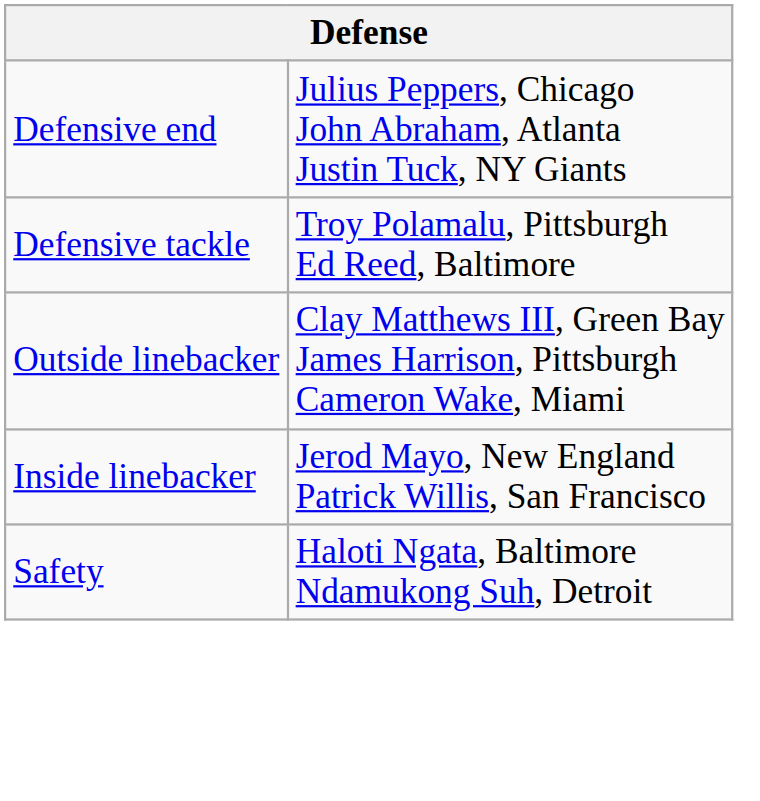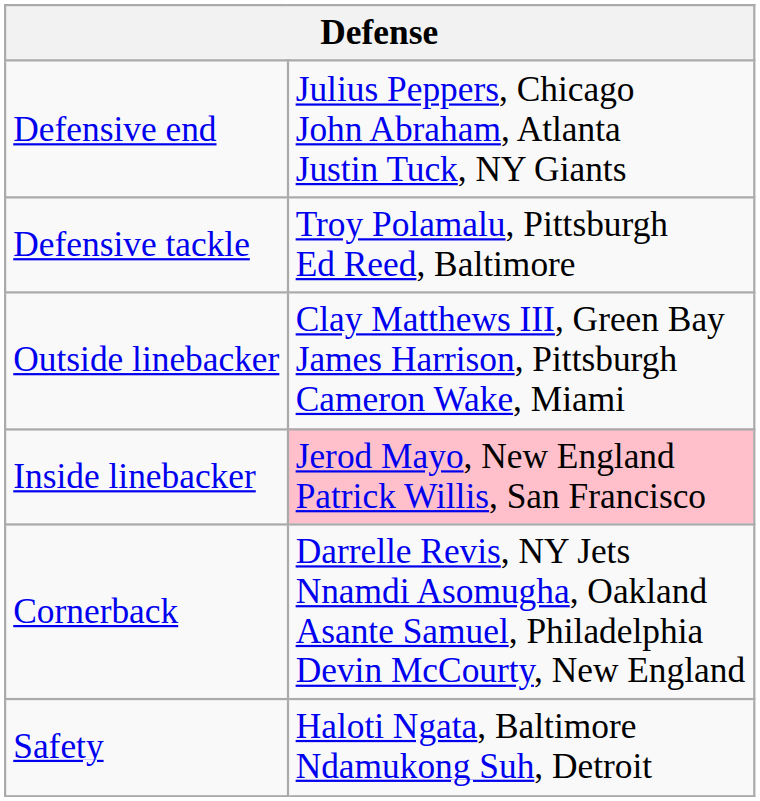(501, 475) no background -> (501, 475) pink background
+ row: (96, 611)
